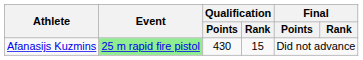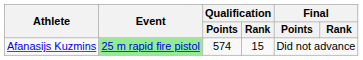(222, 47) 430 -> (222, 47) 574
